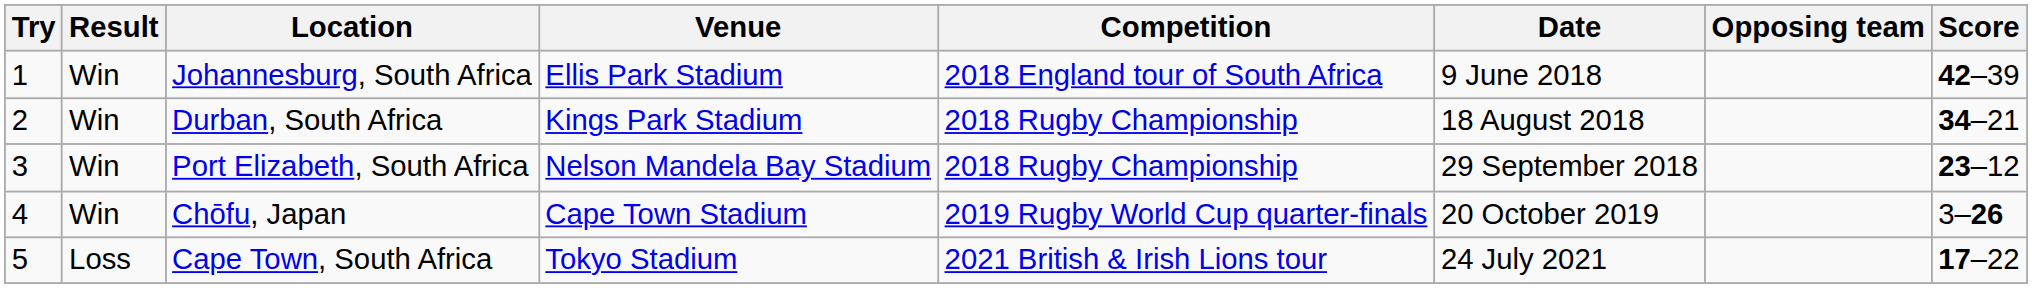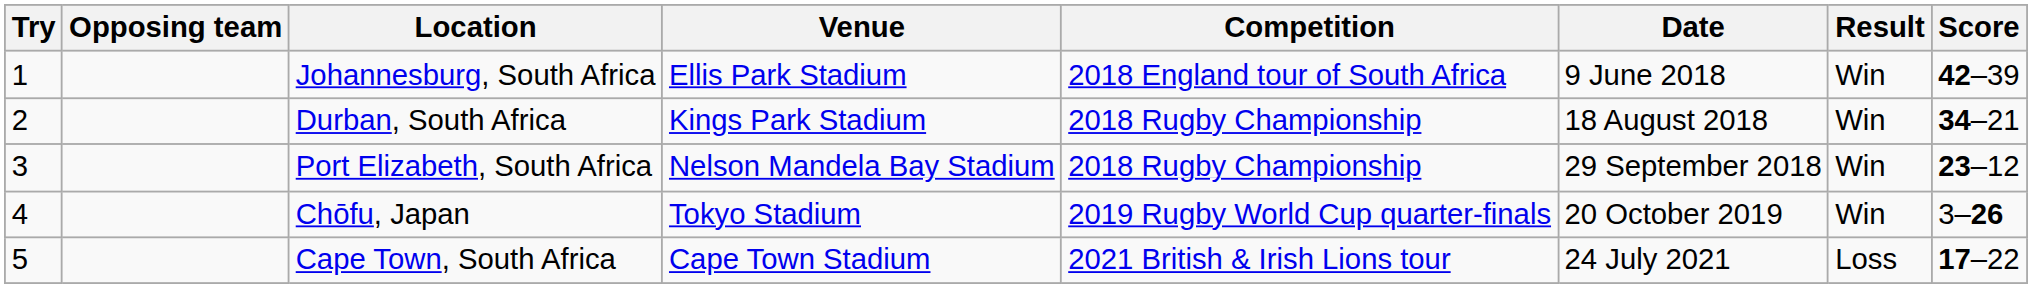columns swapped: (1818, 27) <-> (114, 27)
(676, 213) Cape Town Stadium -> (765, 213) Tokyo Stadium
(641, 259) Tokyo Stadium -> (800, 259) Cape Town Stadium
